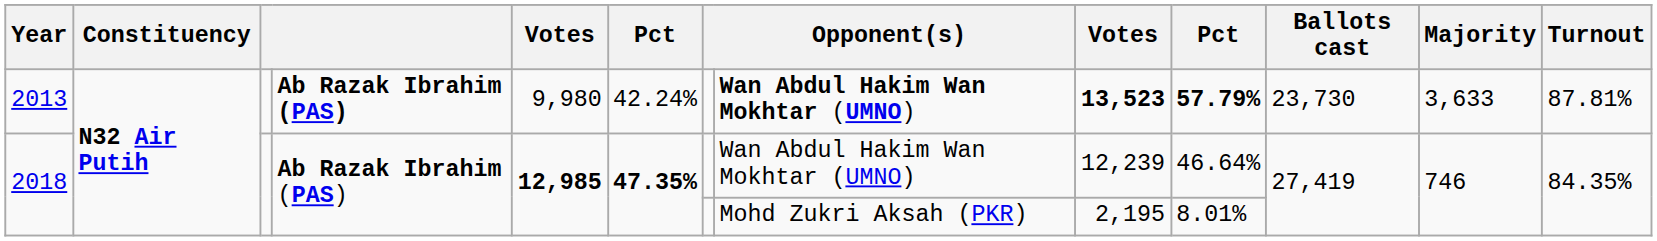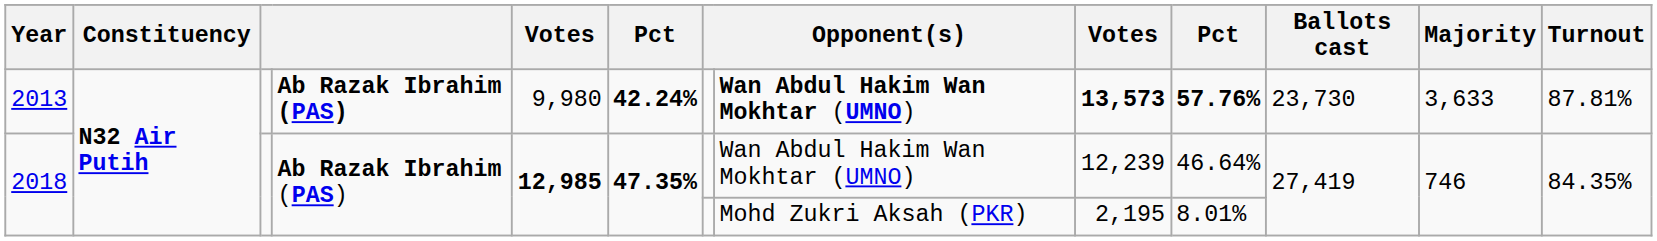(655, 101) normal -> (655, 101) bold
(1123, 101) 13,523 -> (1123, 101) 13,573
(1218, 101) 57.79% -> (1218, 101) 57.76%
